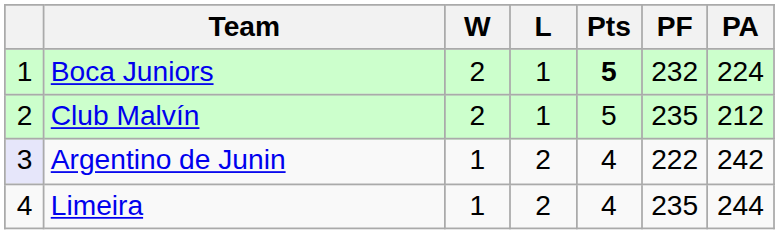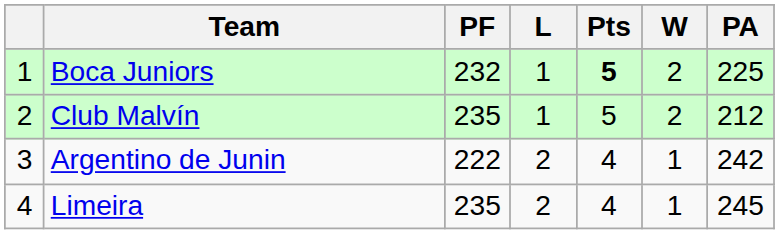columns swapped: (477, 26) <-> (675, 26)
(740, 71) 224 -> (740, 71) 225
(25, 160) lavender background -> (25, 160) no background
(740, 205) 244 -> (740, 205) 245
